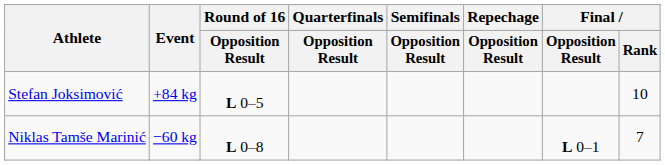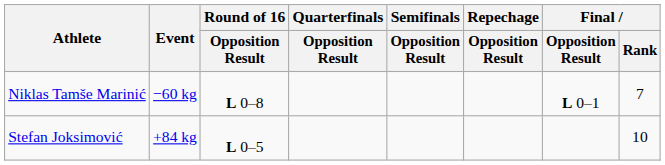rows swapped: (77, 138) <-> (65, 94)
